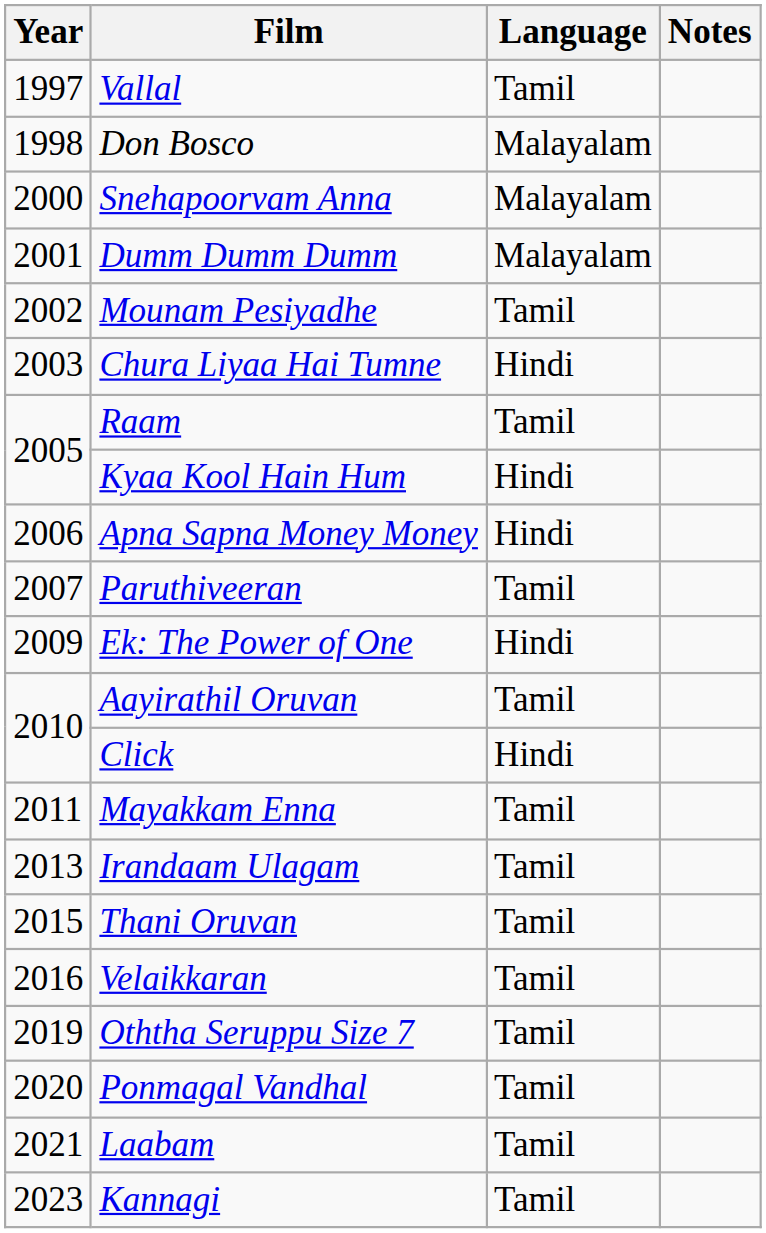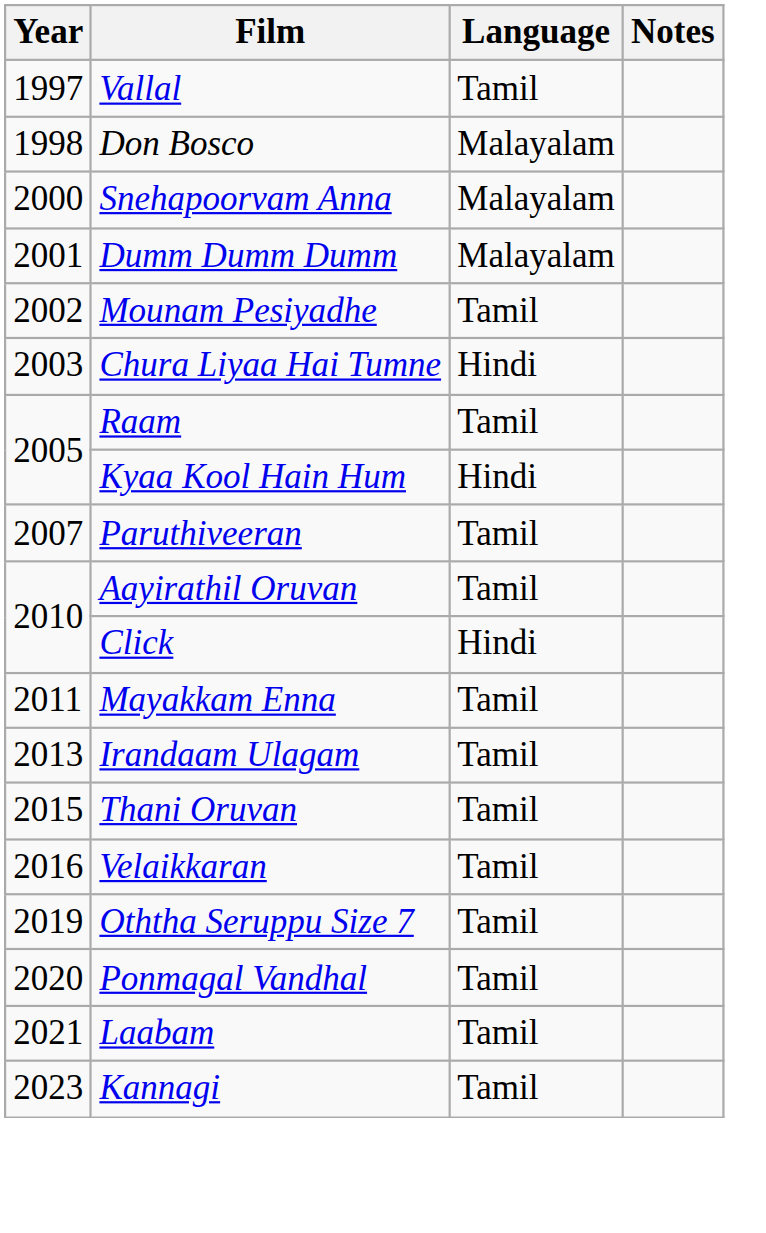- row: (289, 532)
- row: (256, 643)
